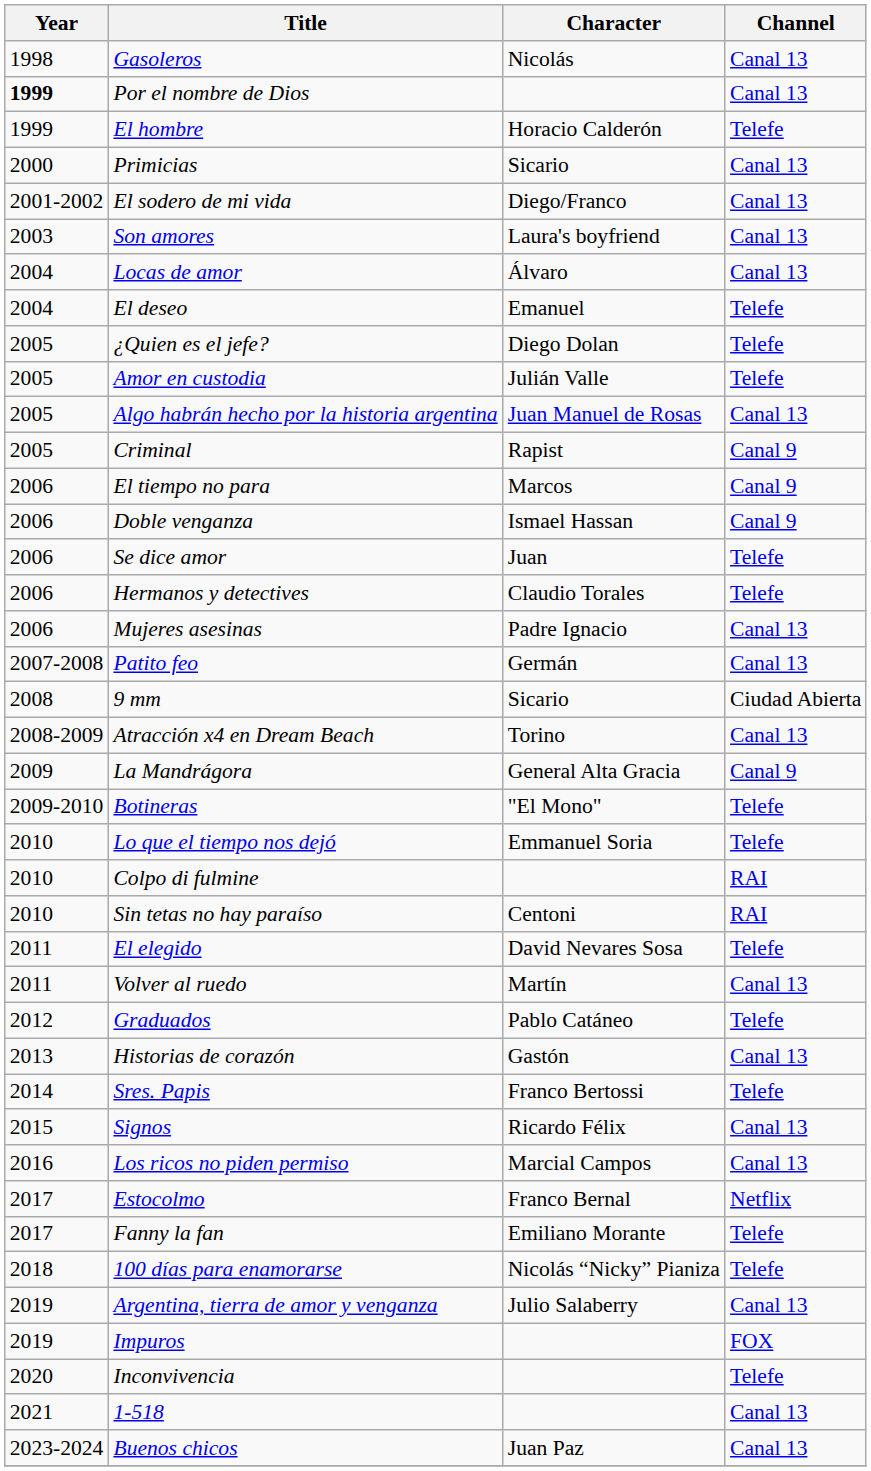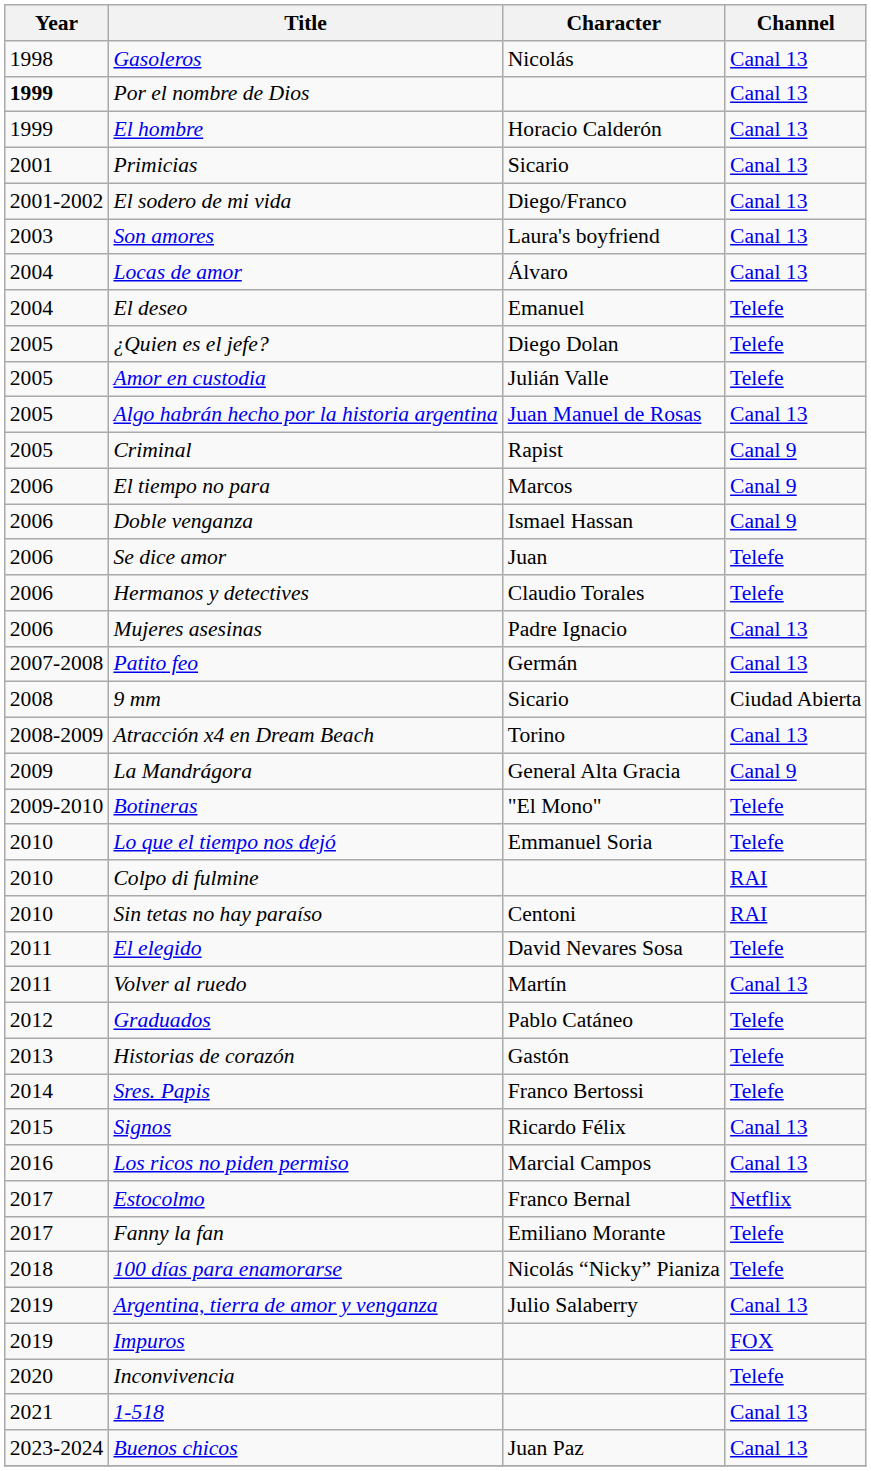(757, 129) Telefe -> (769, 129) Canal 13
(31, 165) 2000 -> (31, 165) 2001
(769, 1055) Canal 13 -> (757, 1055) Telefe
